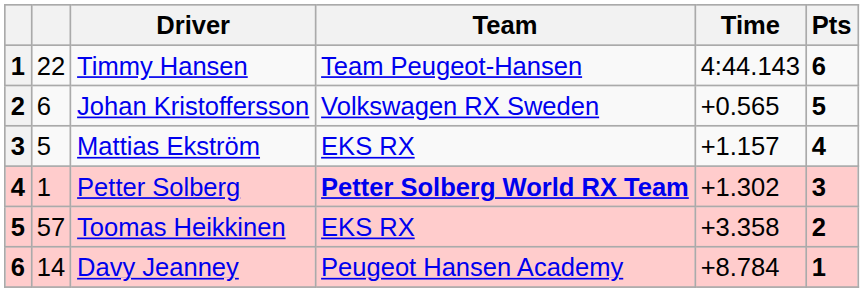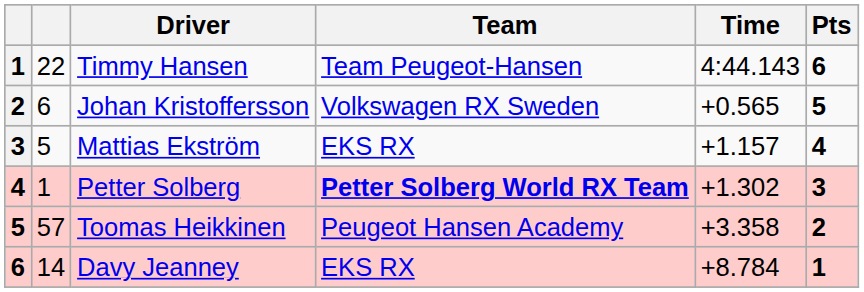(368, 227) EKS RX -> (472, 227) Peugeot Hansen Academy
(472, 268) Peugeot Hansen Academy -> (368, 268) EKS RX
